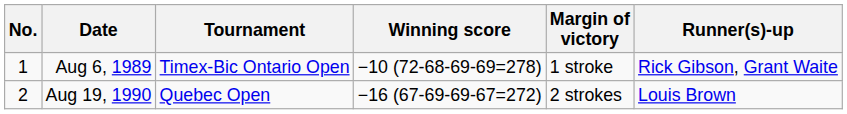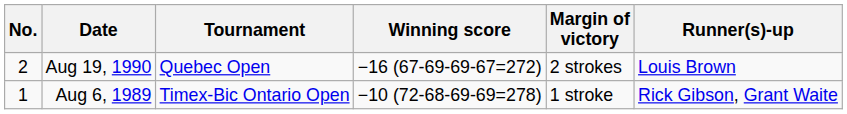rows swapped: (103, 67) <-> (98, 95)
